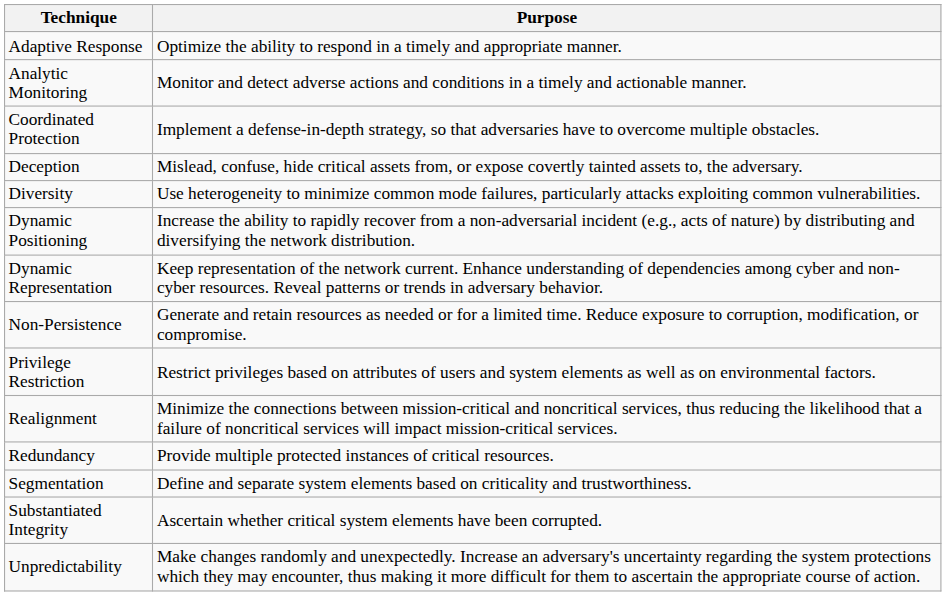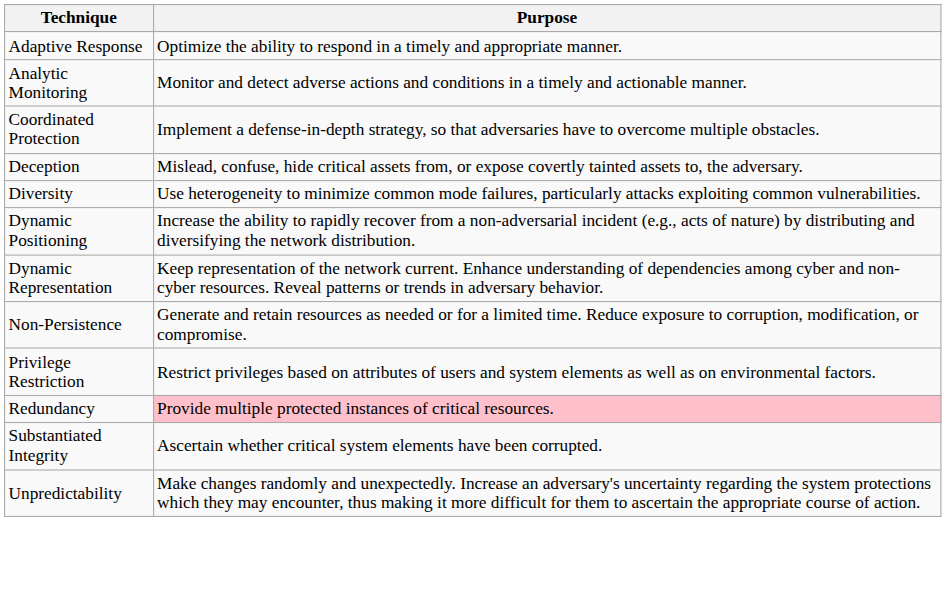- row: (53, 418)
(355, 455) no background -> (355, 408) pink background
- row: (56, 483)
